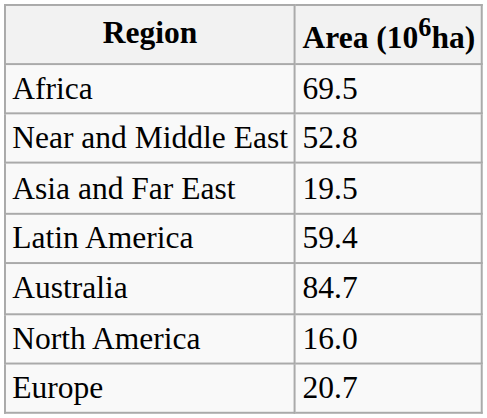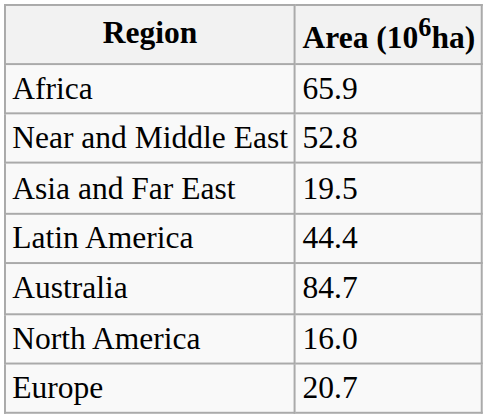(330, 88) 69.5 -> (330, 88) 65.9
(330, 237) 59.4 -> (330, 237) 44.4
